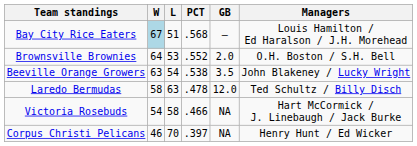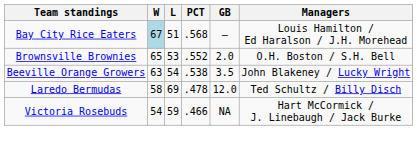(156, 57) 64 -> (156, 57) 65
(173, 89) 63 -> (173, 89) 69
(173, 111) 58 -> (173, 111) 59
- row: (76, 134)
